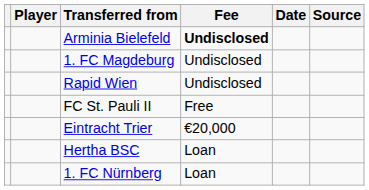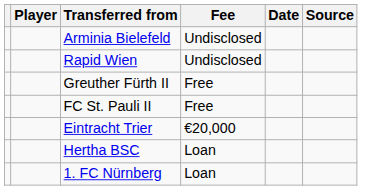(226, 38) bold -> (223, 38) normal
- row: (119, 60)
+ row: (116, 83)
